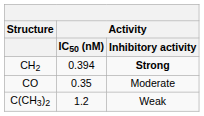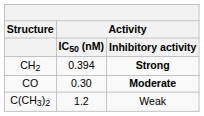(81, 84) 0.35 -> (81, 84) 0.30
(153, 84) normal -> (153, 84) bold
